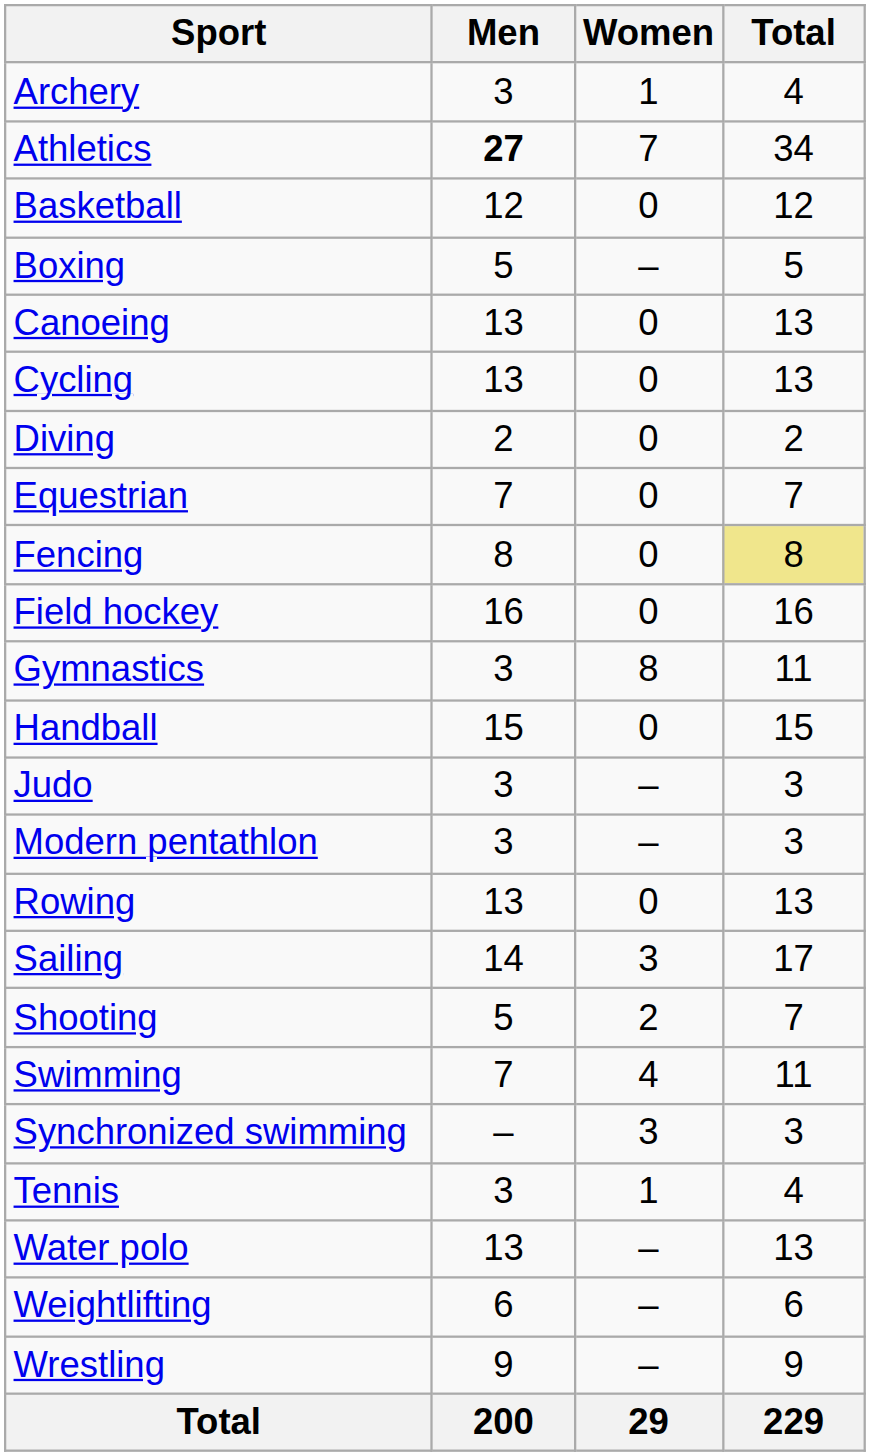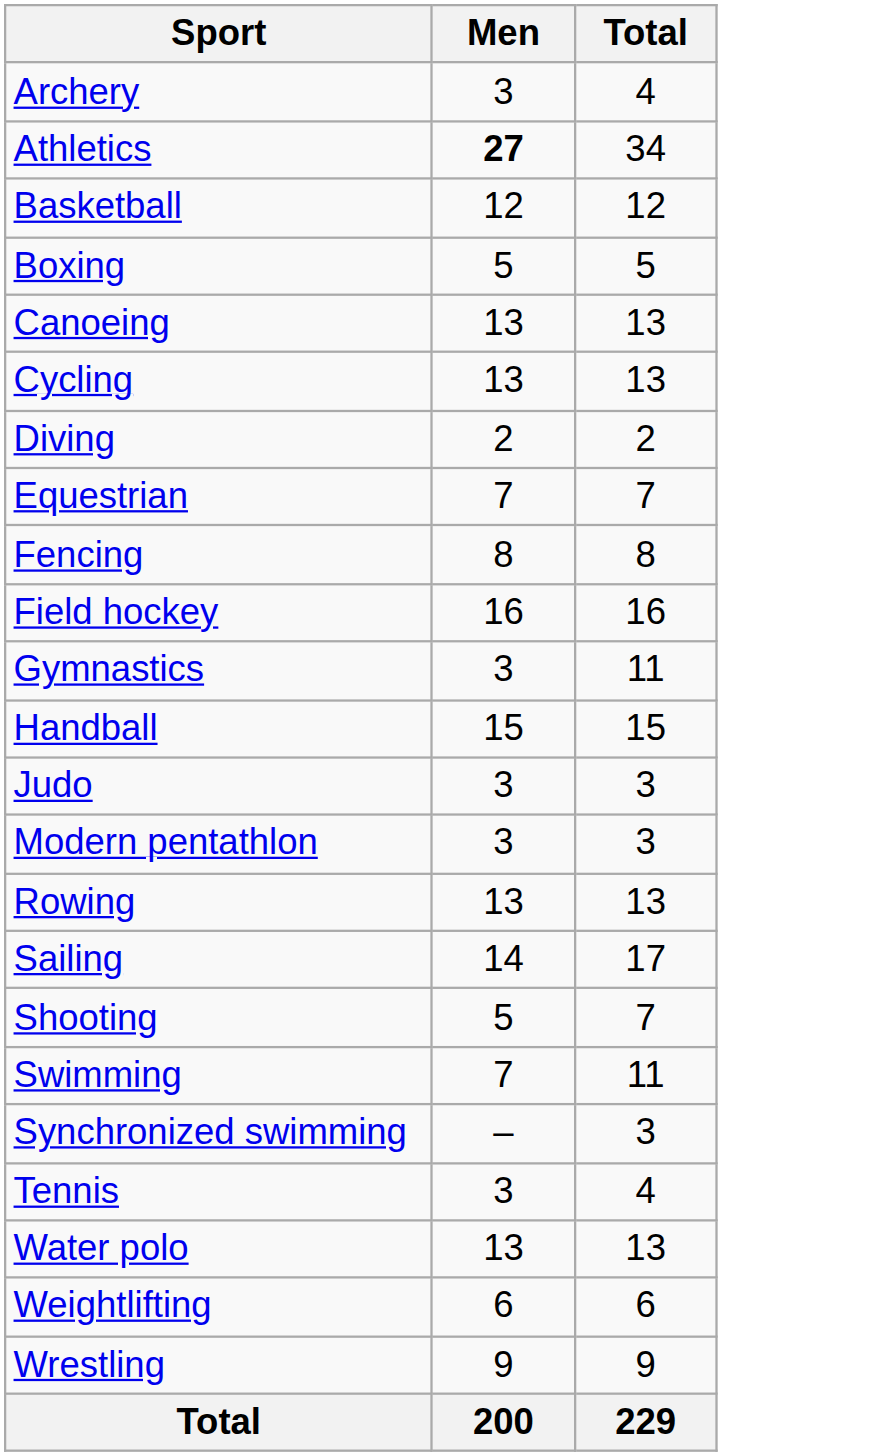- column: (649, 33)
(794, 554) khaki background -> (646, 554) no background
